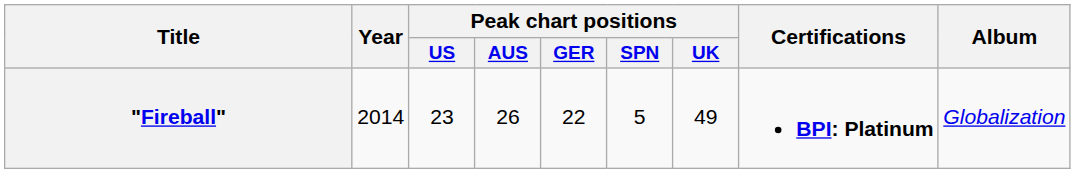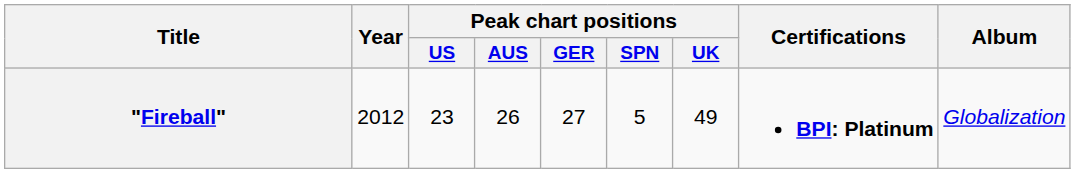(381, 117) 2014 -> (381, 117) 2012
(574, 117) 22 -> (574, 117) 27
